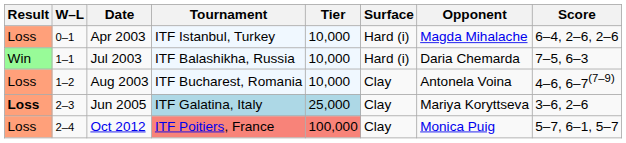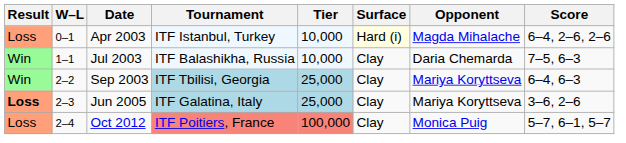(387, 36) no background -> (379, 36) lightyellow background
(387, 58) Hard (i) -> (370, 58) Clay
- row: (120, 81)
+ row: (120, 79)
